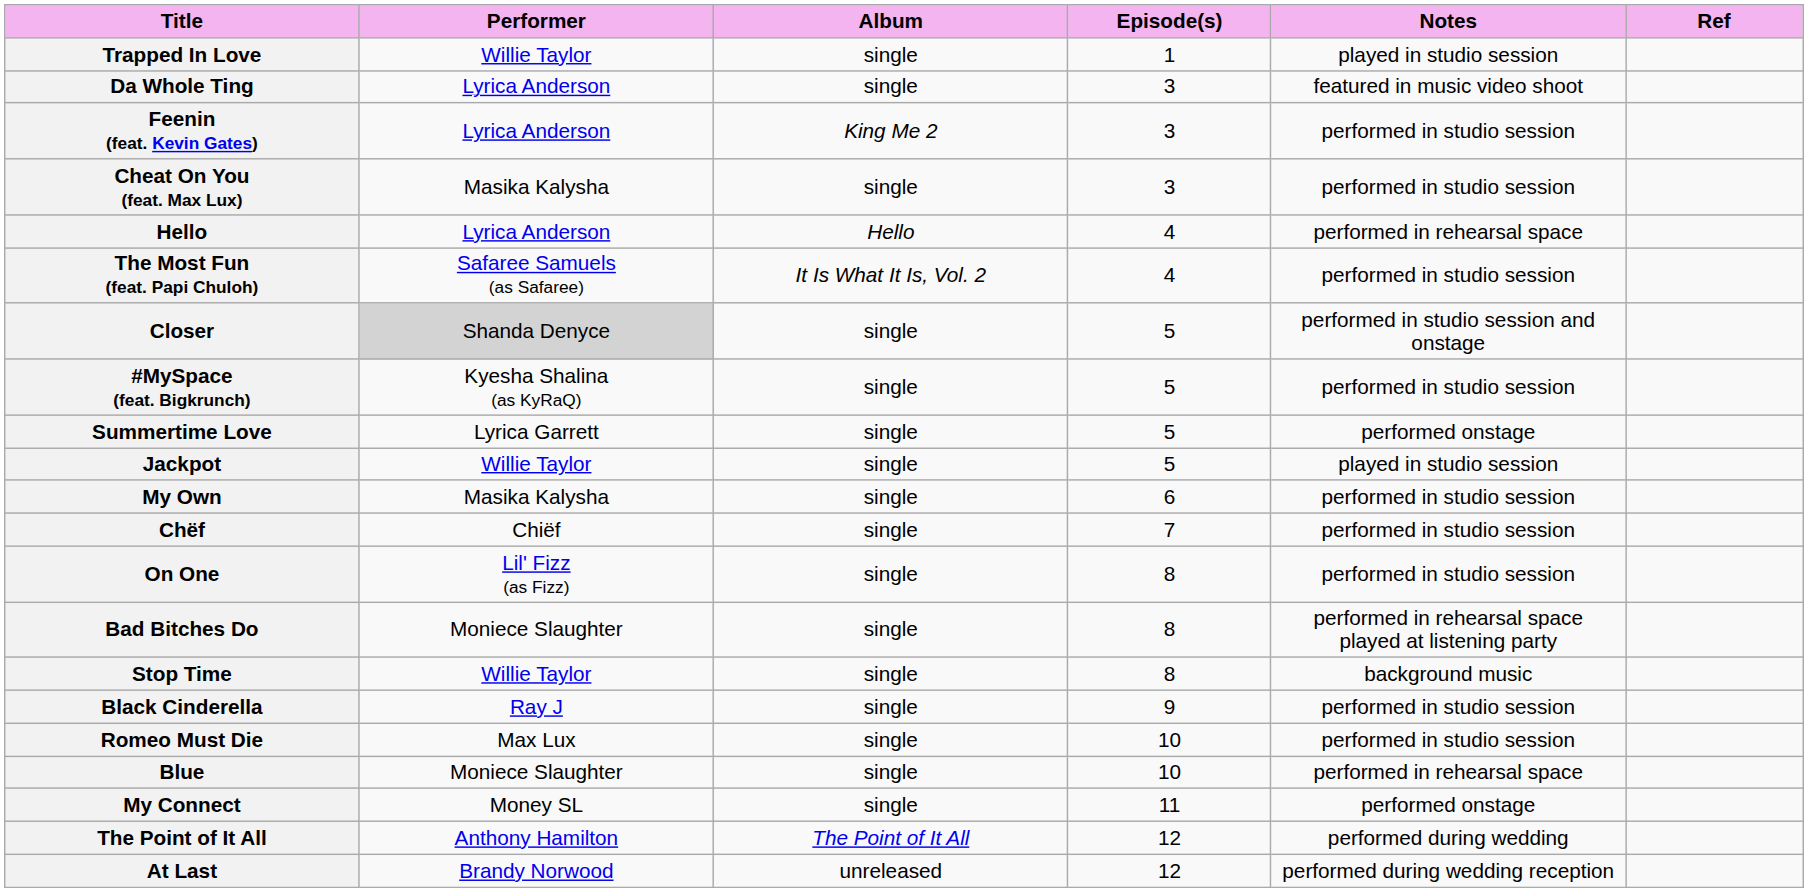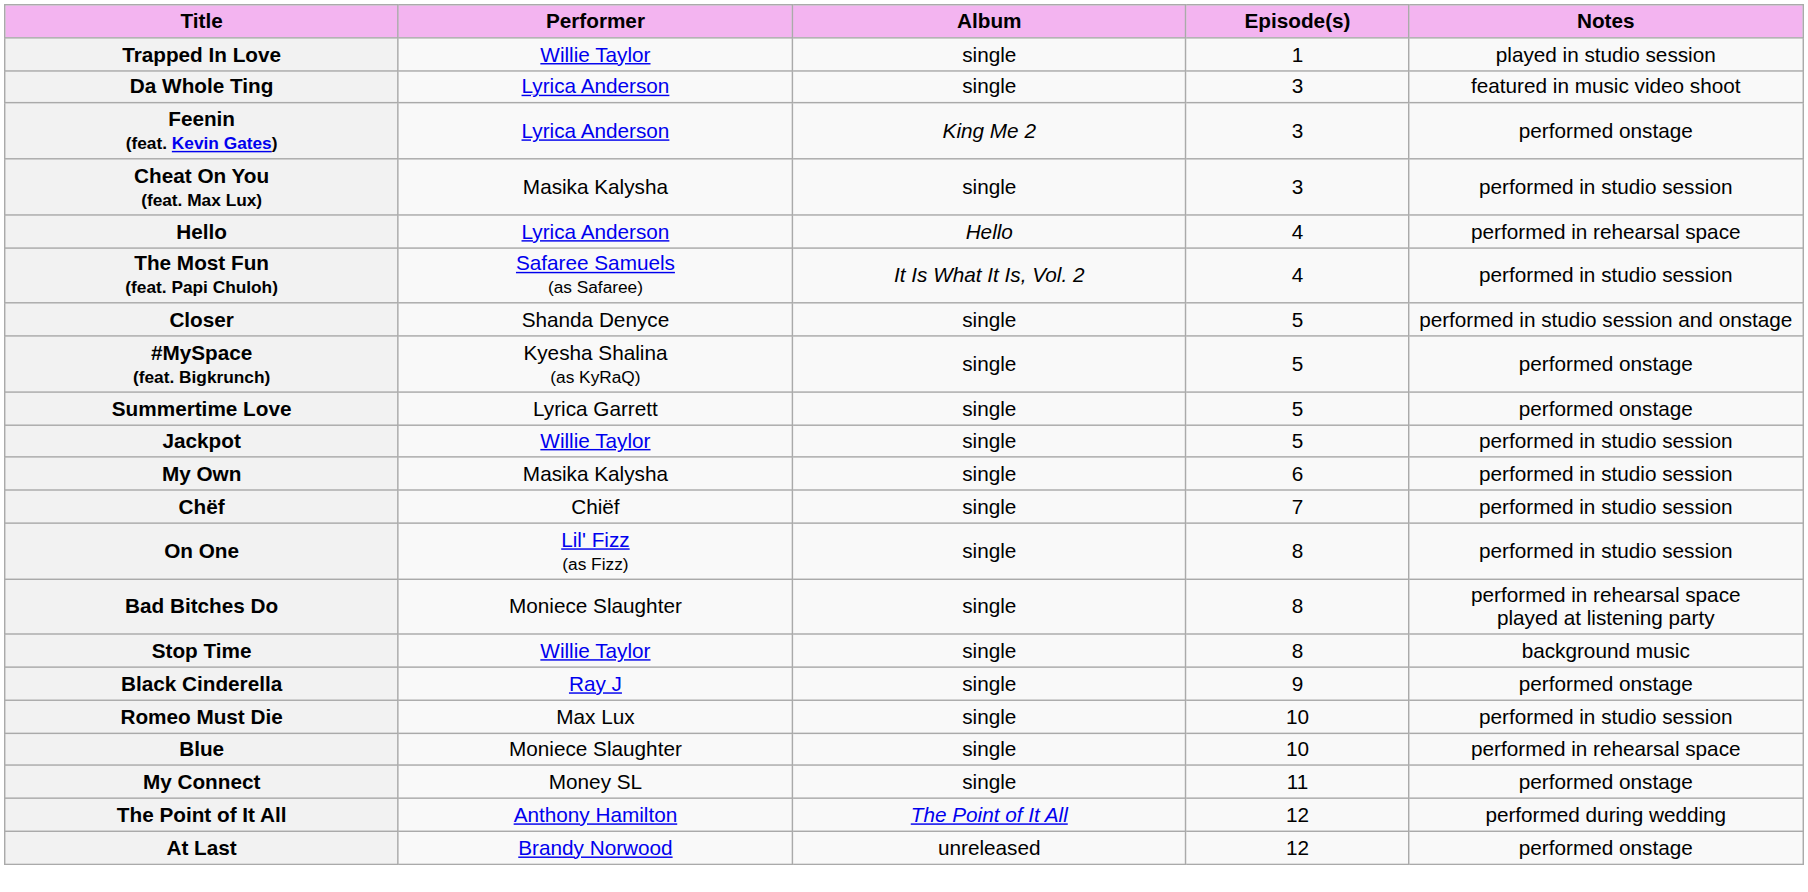- column: (1714, 21)
(1448, 131) performed in studio session -> (1606, 131) performed onstage
(536, 331) lightgrey background -> (595, 320) no background
(1448, 387) performed in studio session -> (1606, 364) performed onstage
(1448, 464) played in studio session -> (1606, 441) performed in studio session
(1448, 707) performed in studio session -> (1606, 684) performed onstage
(1448, 871) performed during wedding reception -> (1606, 848) performed onstage
